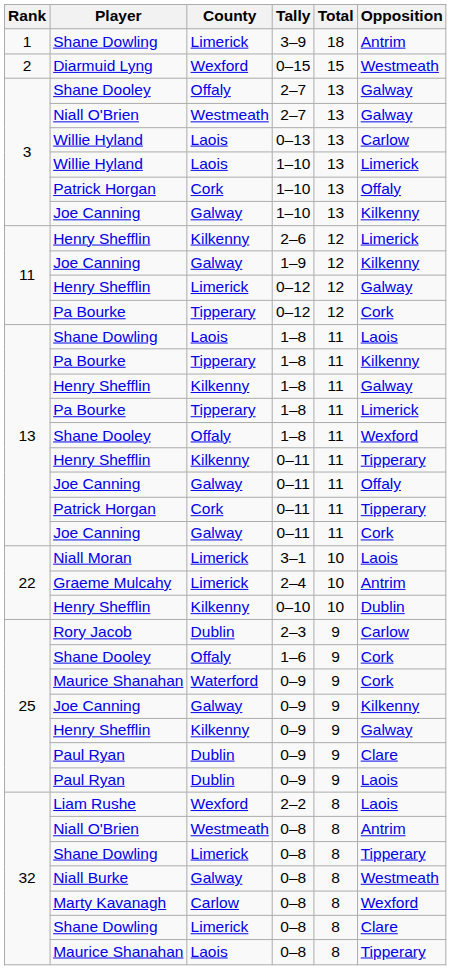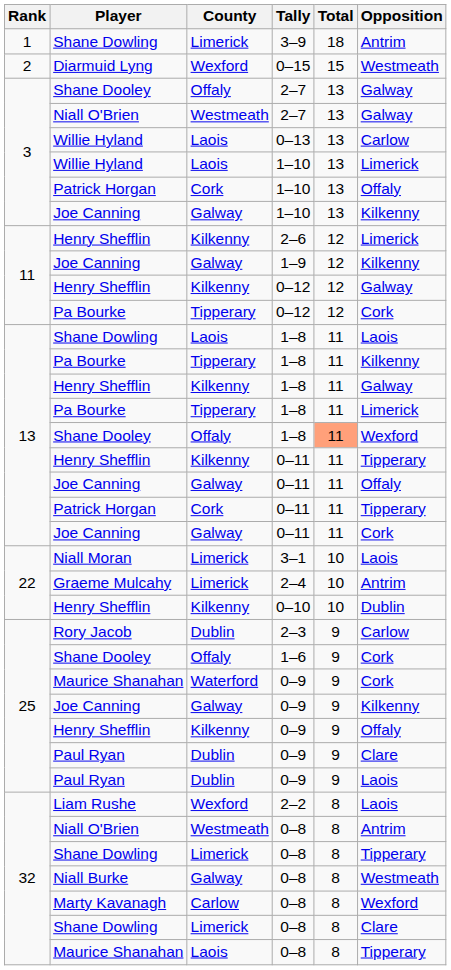(219, 287) Limerick -> (220, 287) Kilkenny
(336, 435) no background -> (336, 435) lightsalmon background
(387, 730) Galway -> (381, 730) Offaly
